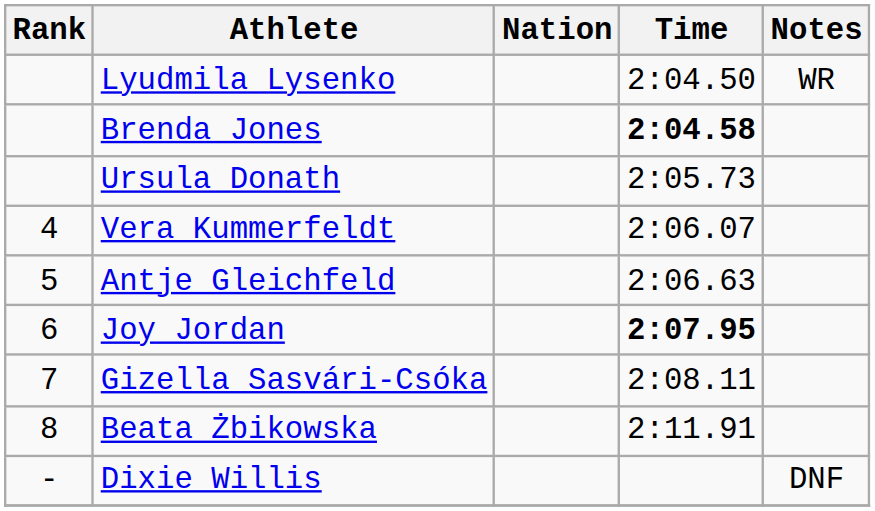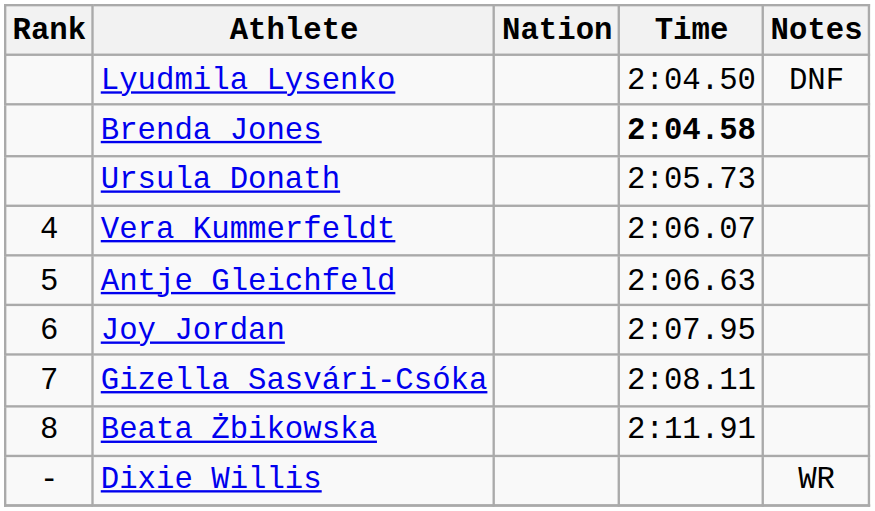(817, 80) WR -> (817, 80) DNF
(692, 330) bold -> (692, 330) normal
(817, 480) DNF -> (817, 480) WR
